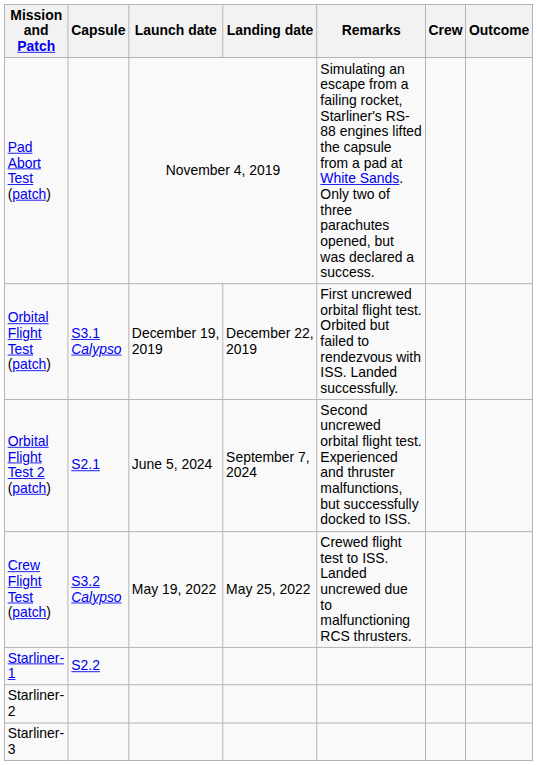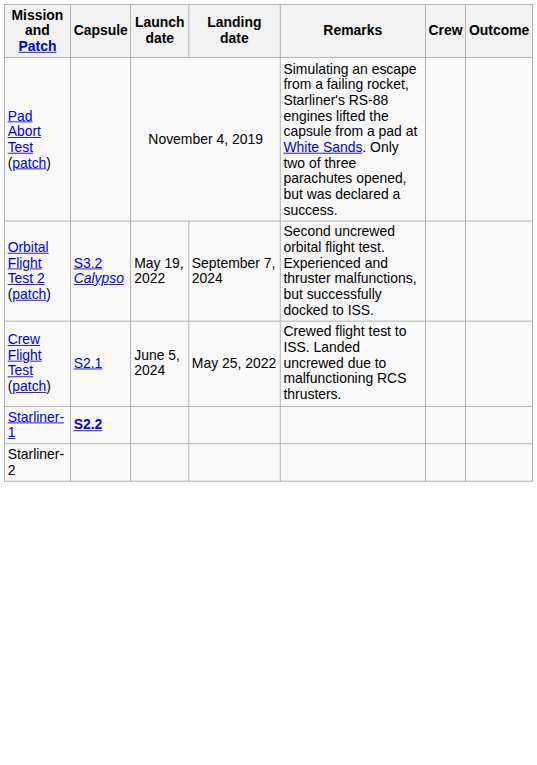- row: (29, 341)
(86, 465) S2.1 -> (99, 271) S3.2 Calypso
(172, 465) June 5, 2024 -> (159, 271) May 19, 2022
(96, 589) S3.2 Calypso -> (88, 363) S2.1
(174, 589) May 19, 2022 -> (157, 363) June 5, 2024
(86, 666) normal -> (88, 424) bold
- row: (36, 741)
